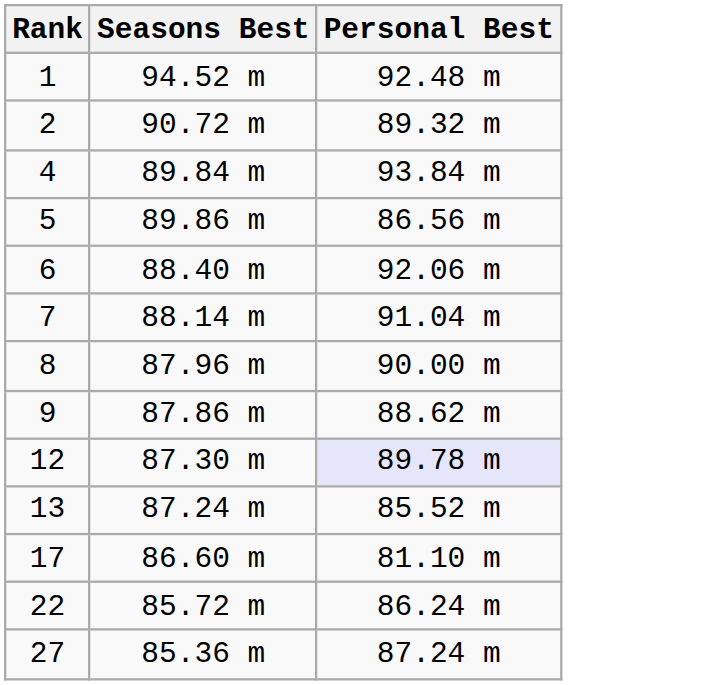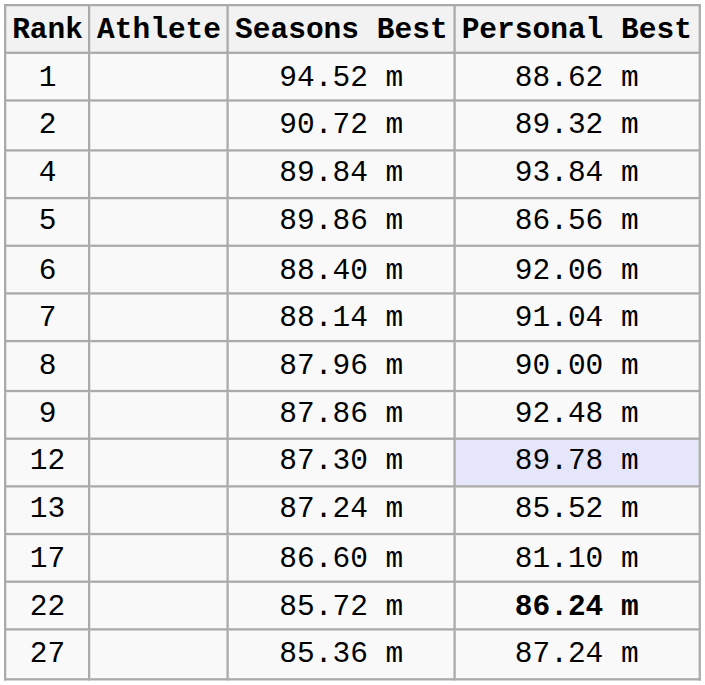+ column: (159, 29)
(439, 77) 92.48 m -> (577, 77) 88.62 m
(439, 414) 88.62 m -> (577, 414) 92.48 m
(439, 606) normal -> (577, 606) bold
